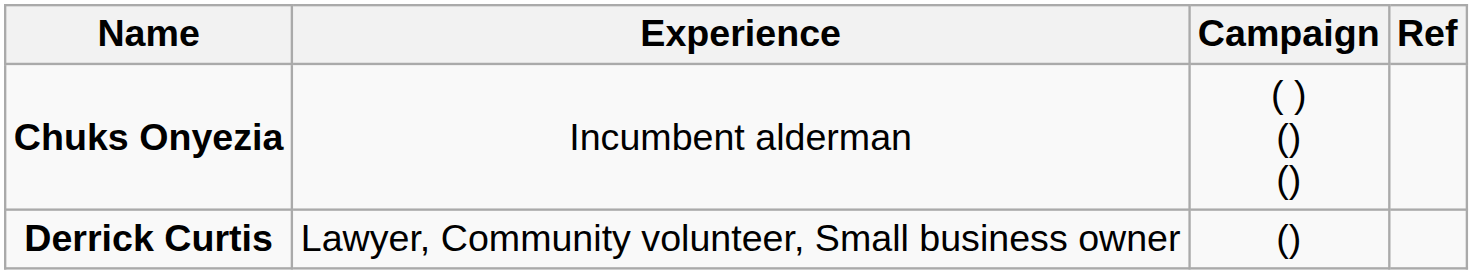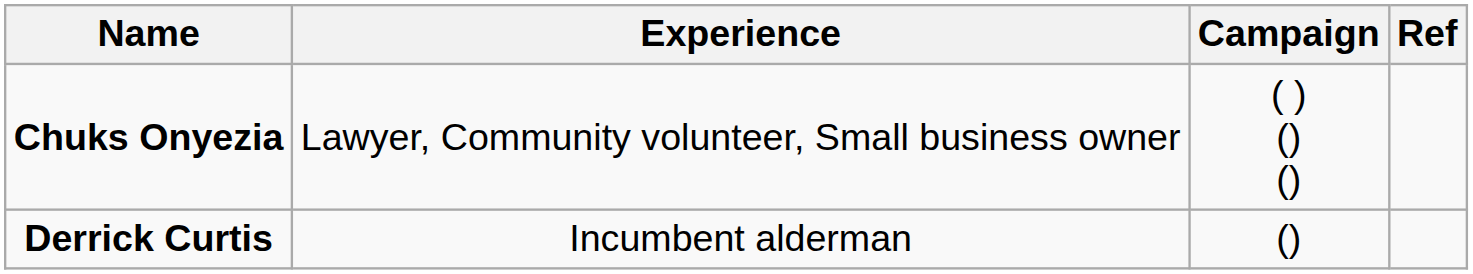(741, 136) Incumbent alderman -> (741, 136) Lawyer, Community volunteer, Small business owner
(741, 238) Lawyer, Community volunteer, Small business owner -> (741, 238) Incumbent alderman
